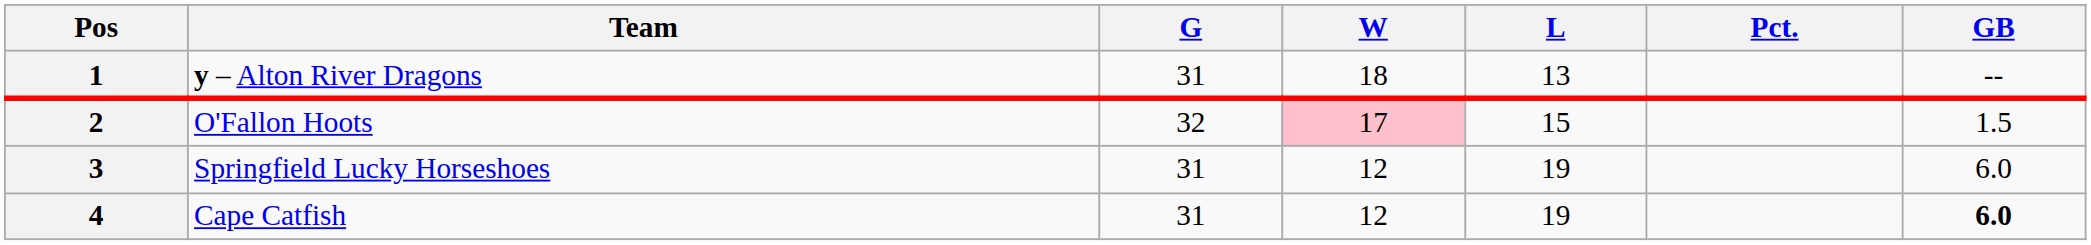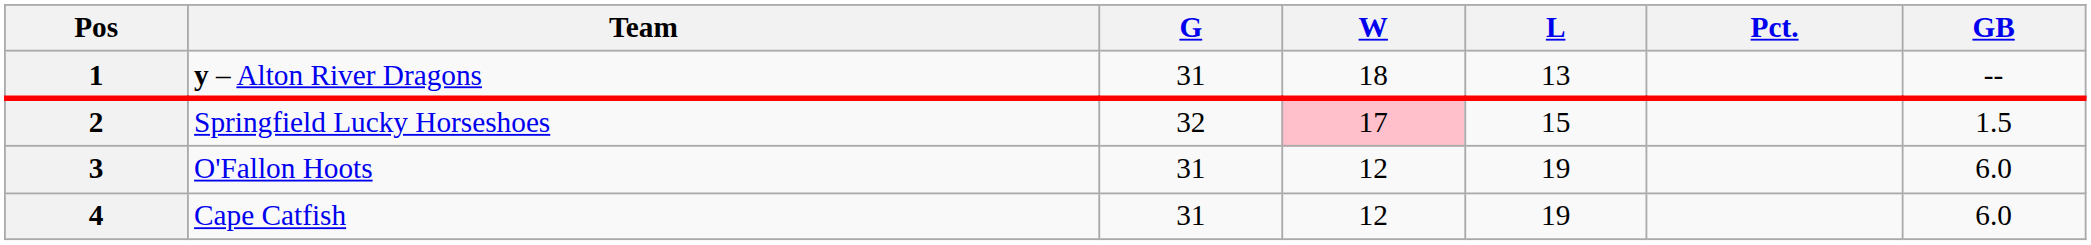(283, 122) O'Fallon Hoots -> (372, 122) Springfield Lucky Horseshoes
(372, 168) Springfield Lucky Horseshoes -> (283, 168) O'Fallon Hoots
(1994, 215) bold -> (1994, 215) normal
